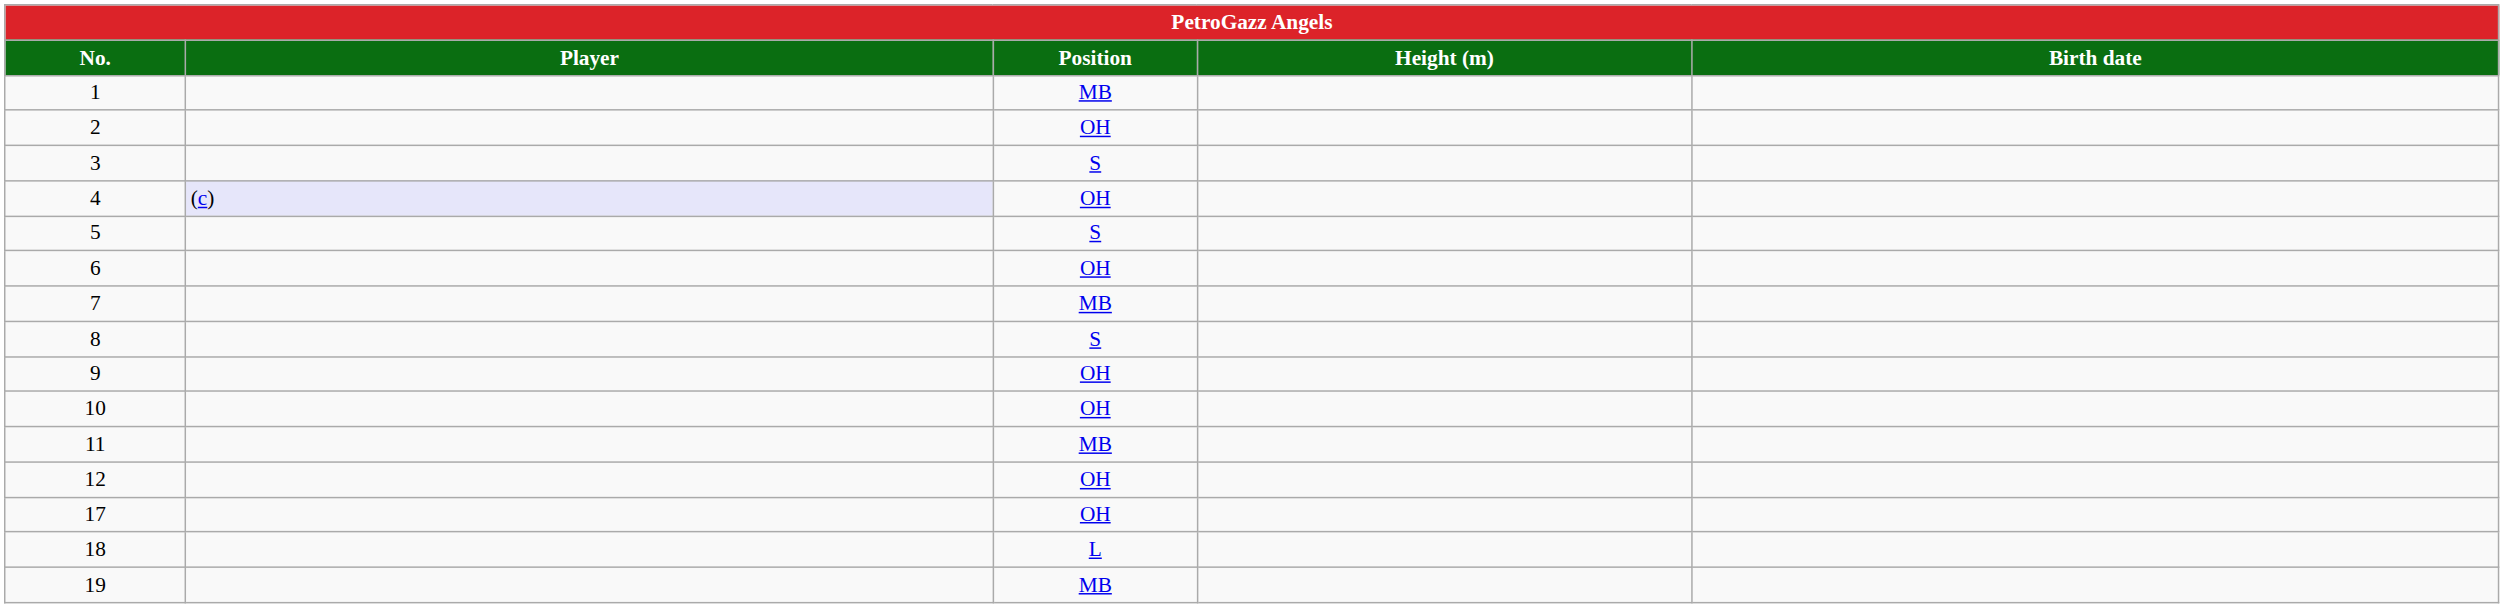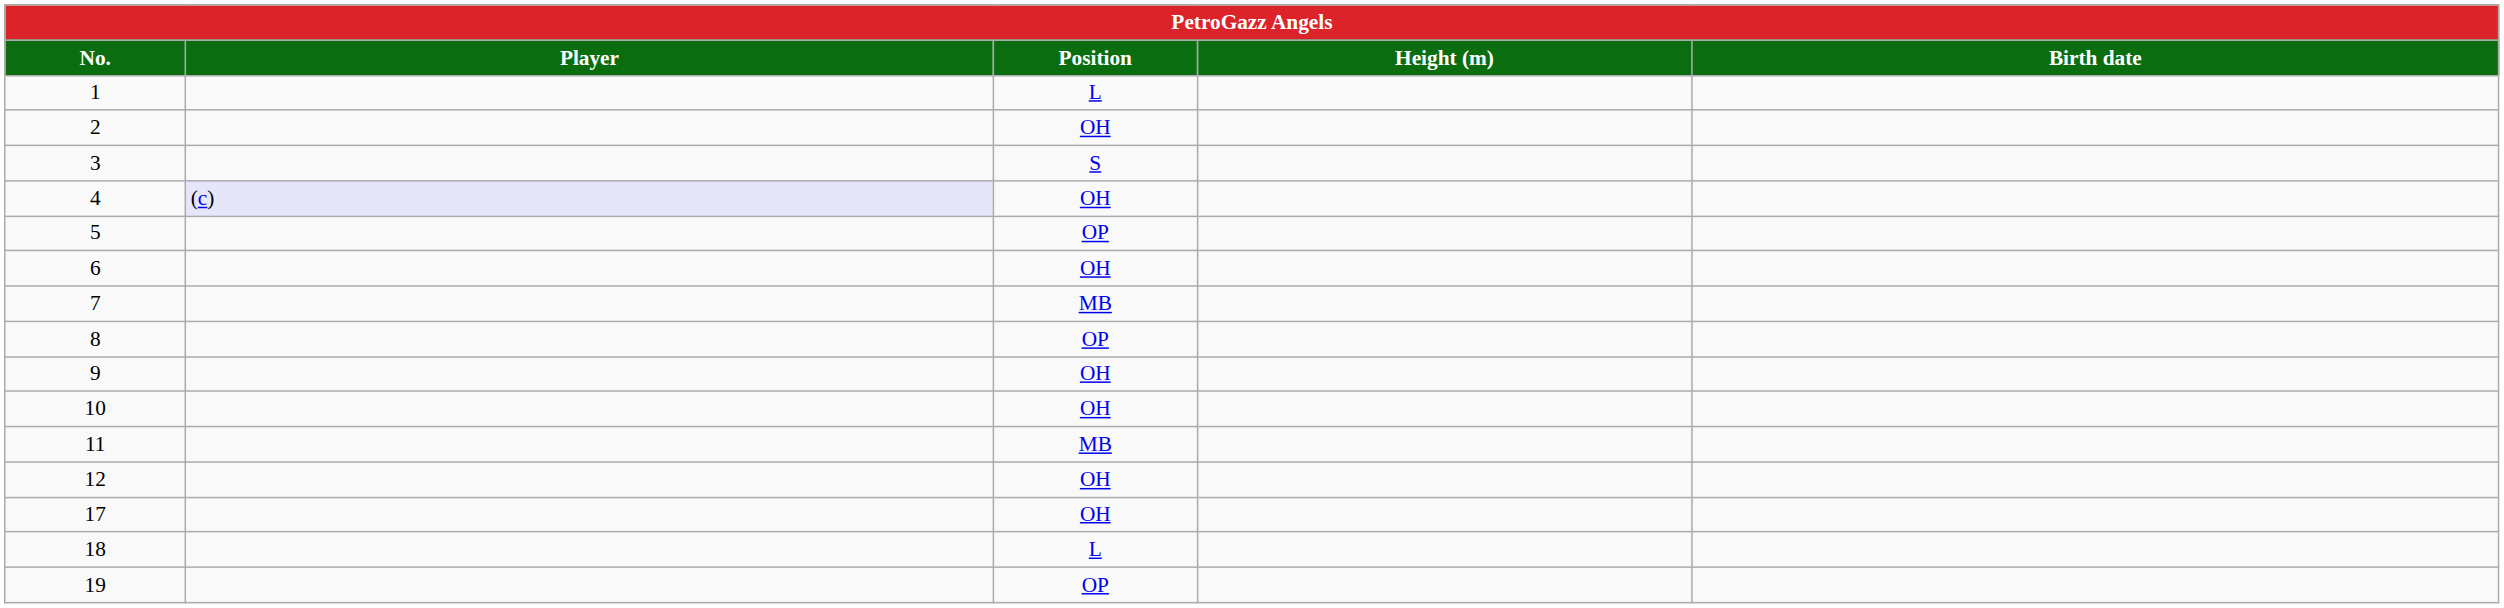(1095, 92) MB -> (1095, 92) L
(1095, 233) S -> (1095, 233) OP
(1095, 338) S -> (1095, 338) OP
(1095, 584) MB -> (1095, 584) OP
